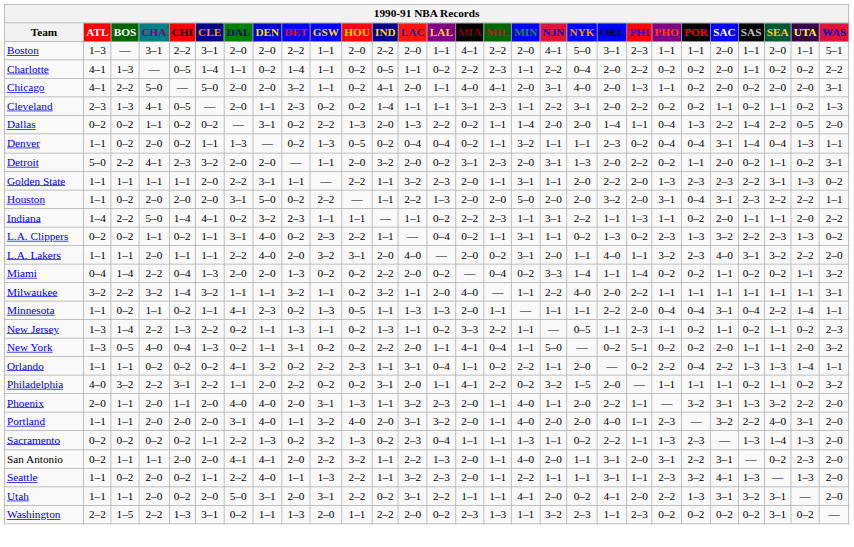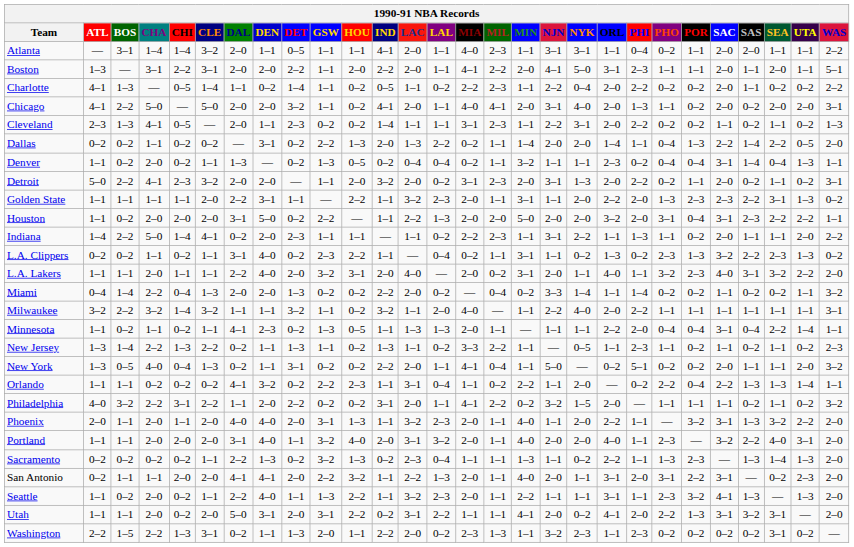+ row: (24, 51)
(267, 217) 3–2 -> (267, 236) 2–0
